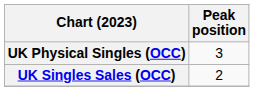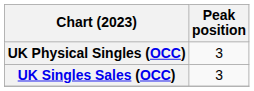(219, 75) 2 -> (219, 75) 3
